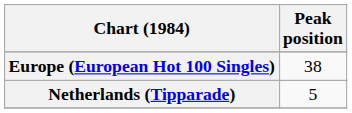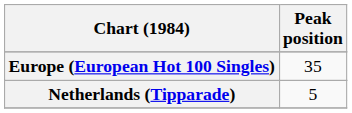(313, 66) 38 -> (313, 66) 35
